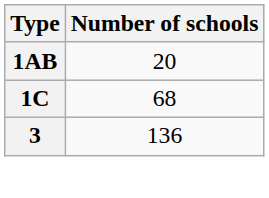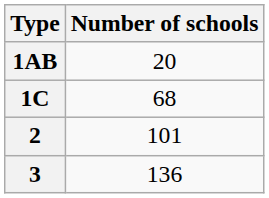+ row: (35, 135)
